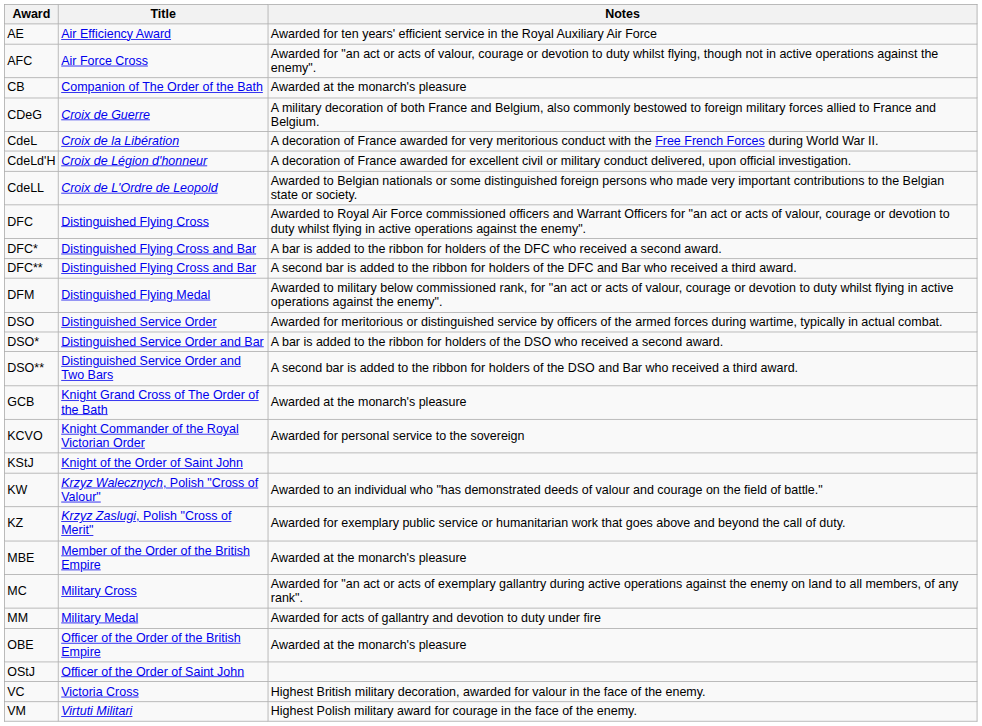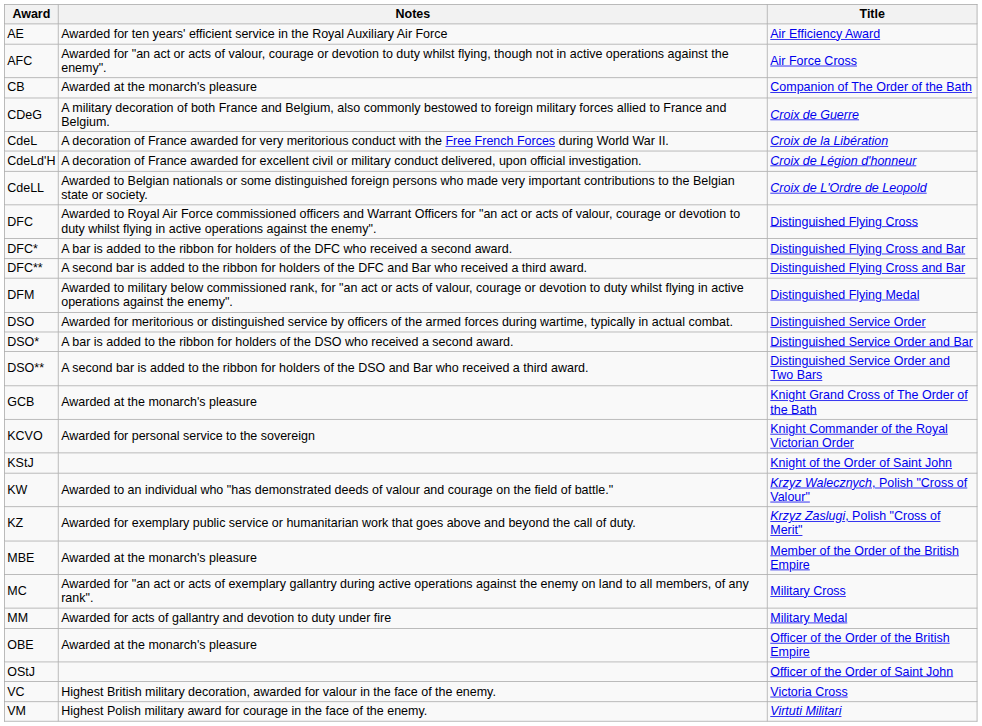columns swapped: (163, 14) <-> (622, 14)
